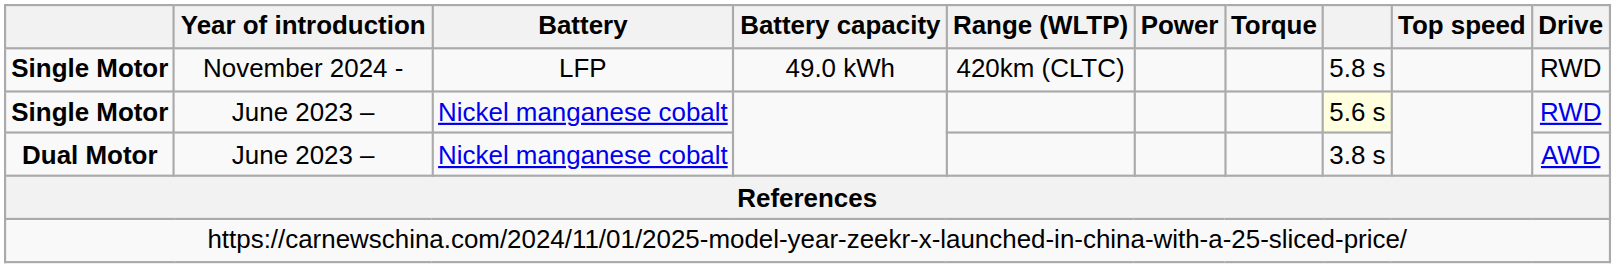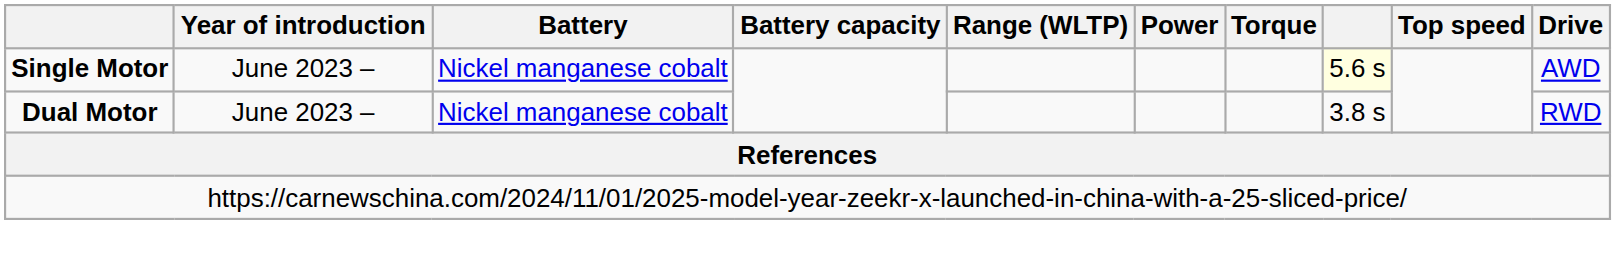- row: (90, 69)
(1571, 112) RWD -> (1571, 69) AWD
(1571, 155) AWD -> (1571, 112) RWD
